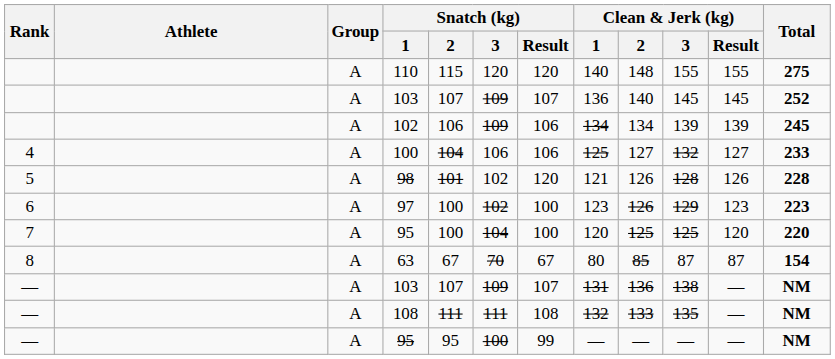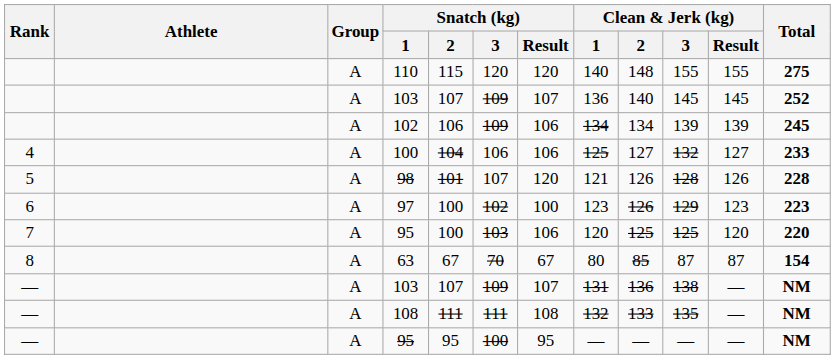(495, 179) 102 -> (495, 179) 107
(495, 233) 104 -> (495, 233) 103
(546, 233) 100 -> (546, 233) 106
(546, 340) 99 -> (546, 340) 95
